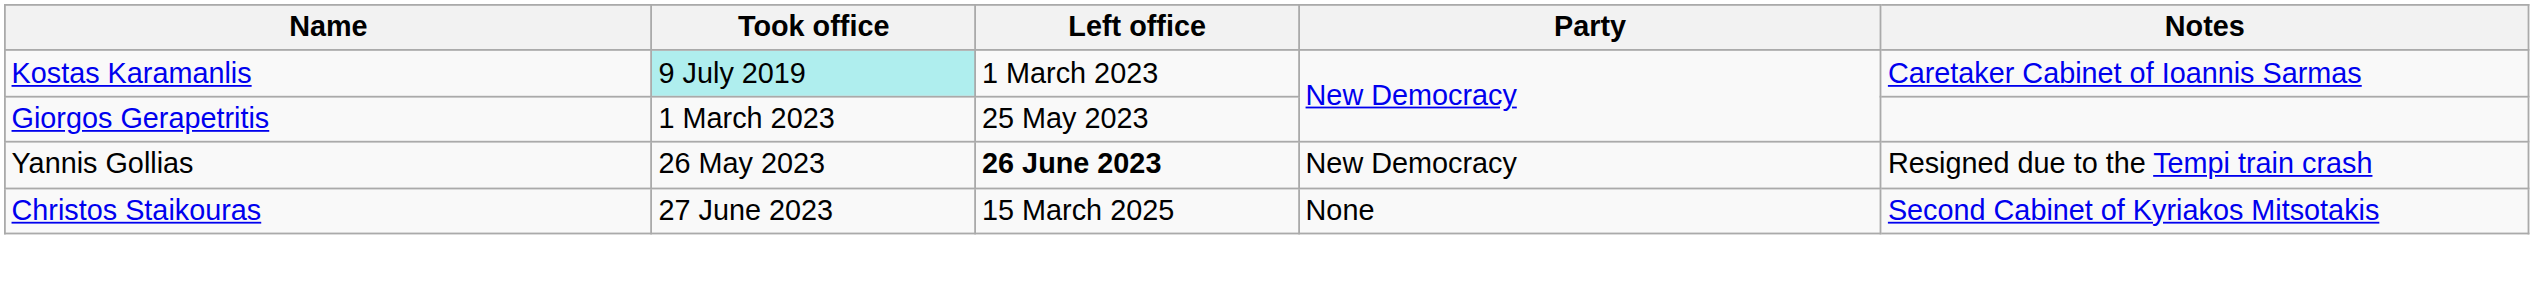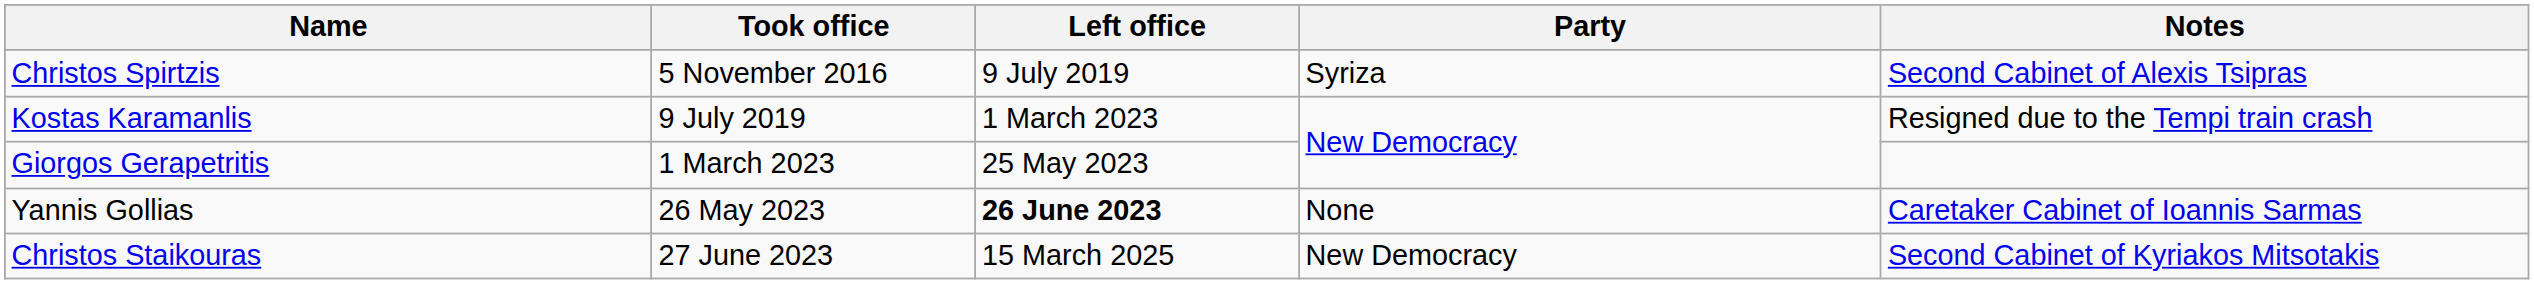+ row: (116, 73)
(732, 73) paleturquoise background -> (732, 118) no background
(2125, 73) Caretaker Cabinet of Ioannis Sarmas -> (2130, 118) Resigned due to the Tempi train crash
(1411, 164) New Democracy -> (1340, 210) None
(2130, 164) Resigned due to the Tempi train crash -> (2125, 210) Caretaker Cabinet of Ioannis Sarmas
(1340, 210) None -> (1411, 255) New Democracy
